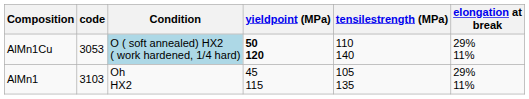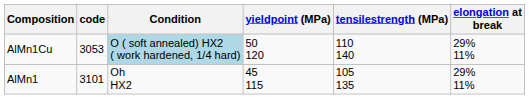(255, 49) bold -> (255, 49) normal
(92, 79) 3103 -> (92, 79) 3101
